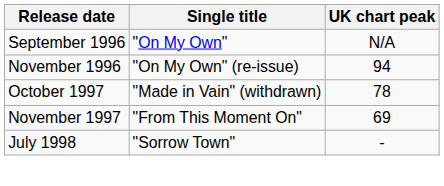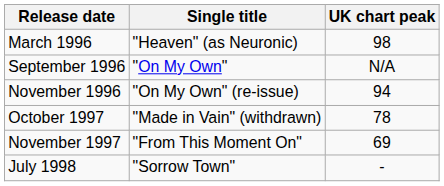+ row: (50, 42)
